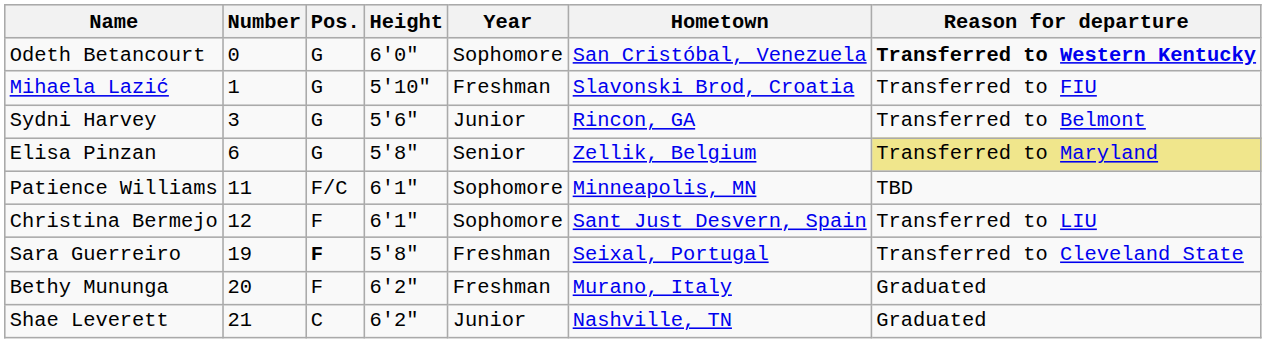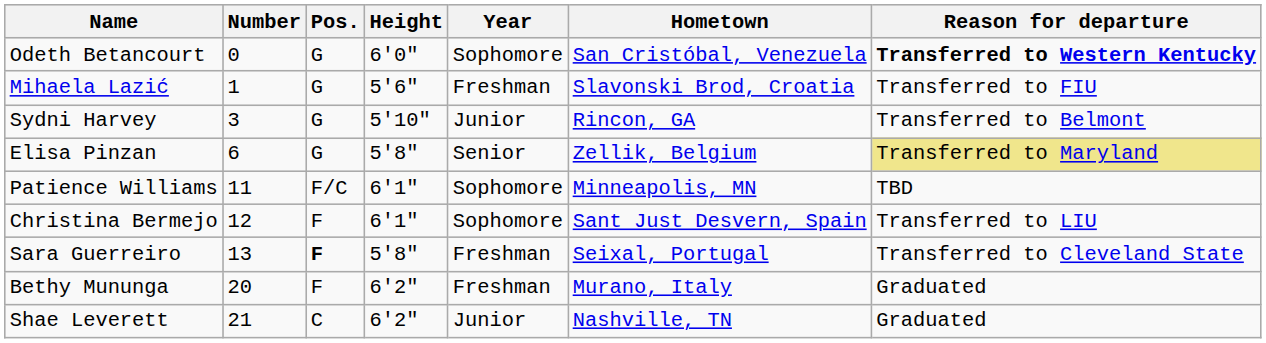(400, 88) 5'10" -> (394, 88) 5'6"
(394, 121) 5'6" -> (400, 121) 5'10"
(240, 254) 19 -> (240, 254) 13
